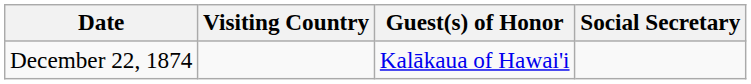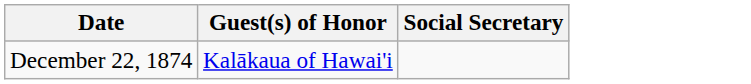- column: (286, 22)
